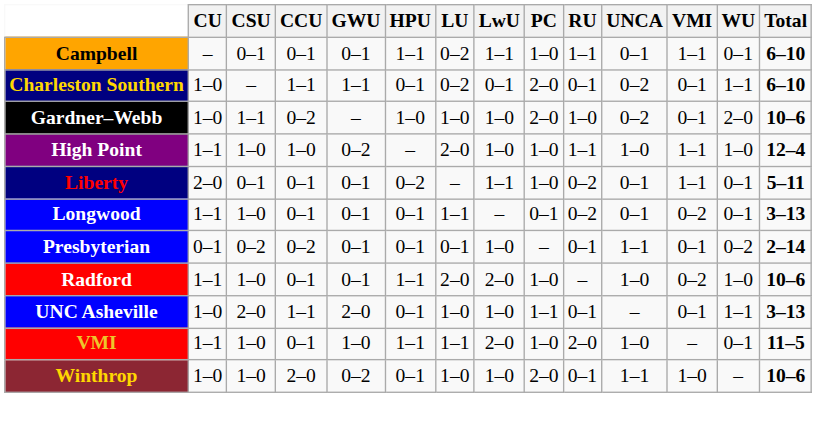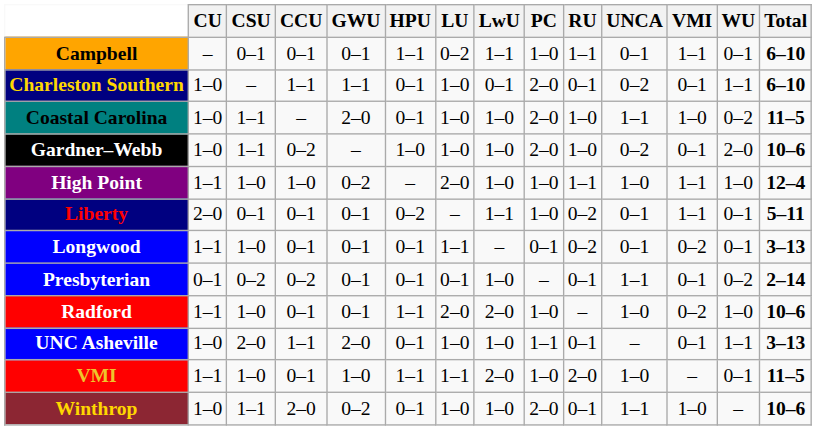(455, 85) 0–2 -> (455, 85) 1–0
+ row: (97, 117)
(251, 376) 1–0 -> (251, 408) 1–1
